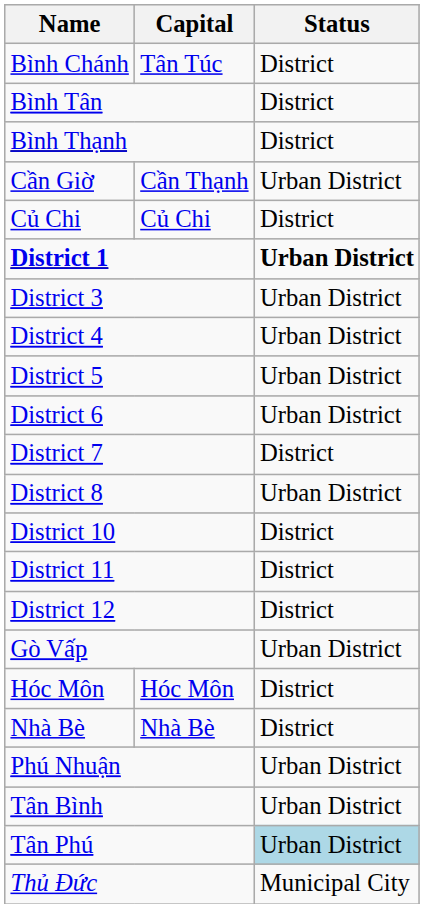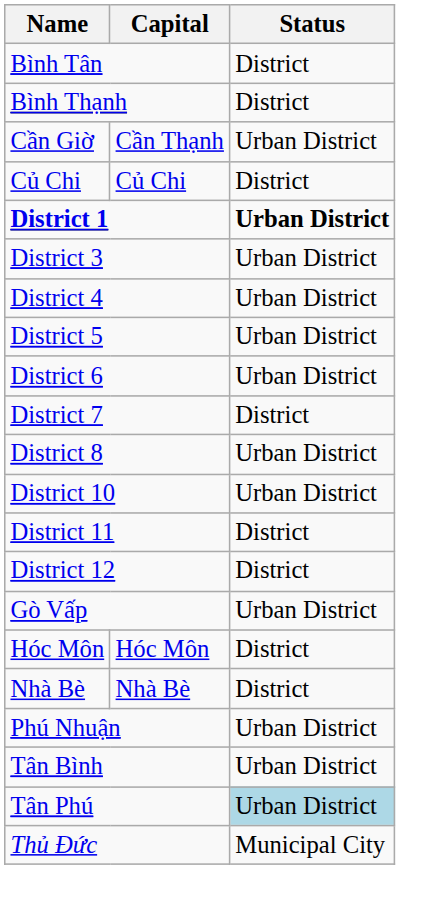- row: (70, 63)
(297, 532) District -> (306, 492) Urban District
